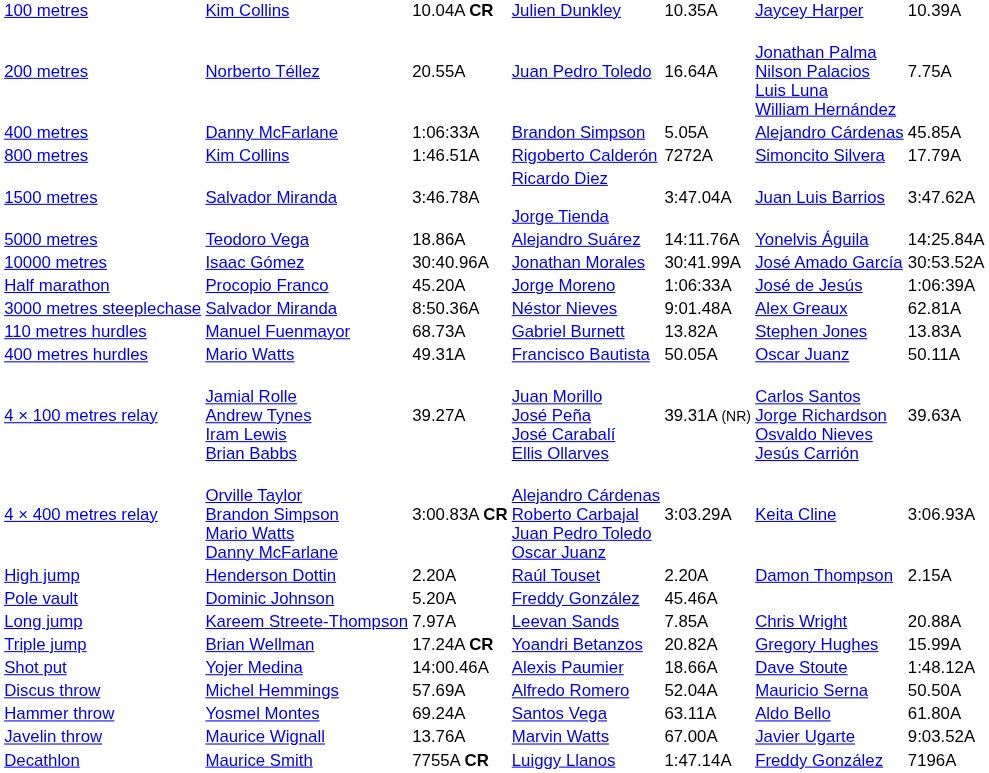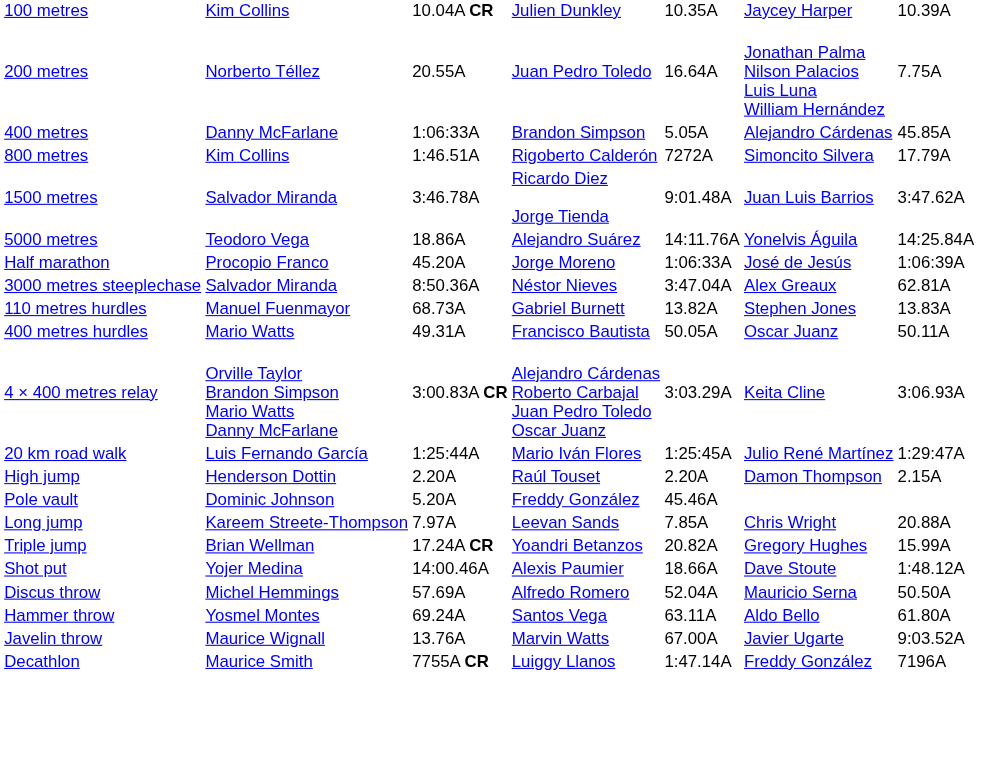(698, 197) 3:47.04A -> (698, 197) 9:01.48A
- row: (56, 262)
(698, 308) 9:01.48A -> (698, 285) 3:47.04A
- row: (81, 415)
+ row: (65, 453)
